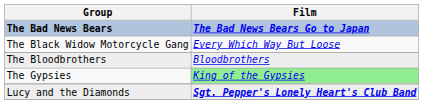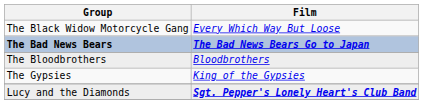rows swapped: (60, 28) <-> (98, 44)
(249, 76) lightgreen background -> (249, 76) no background
